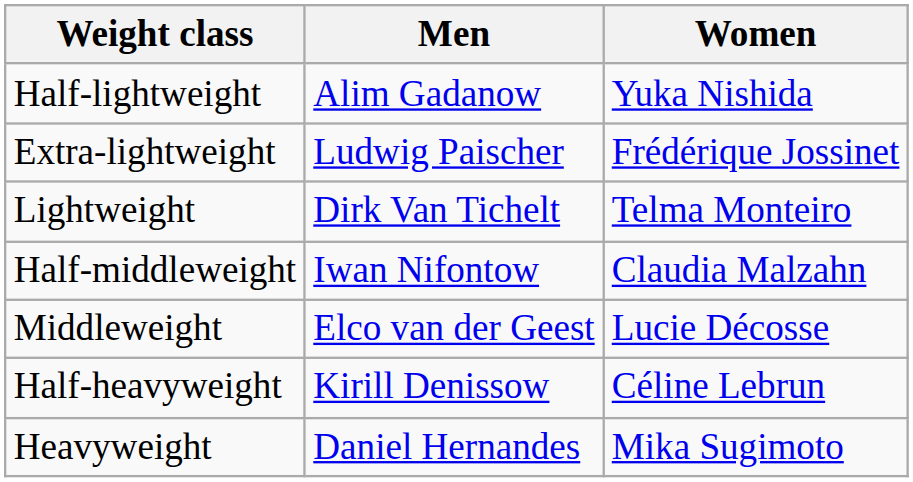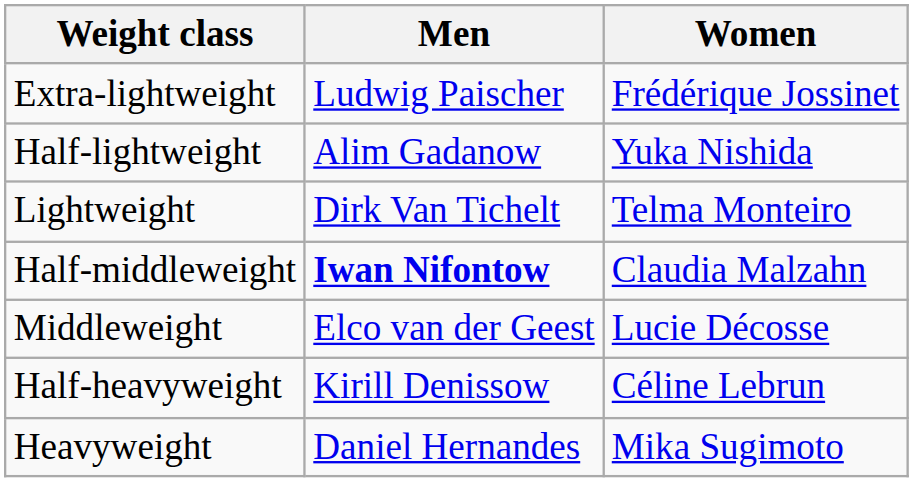rows swapped: (145, 151) <-> (137, 92)
(426, 269) normal -> (431, 269) bold
